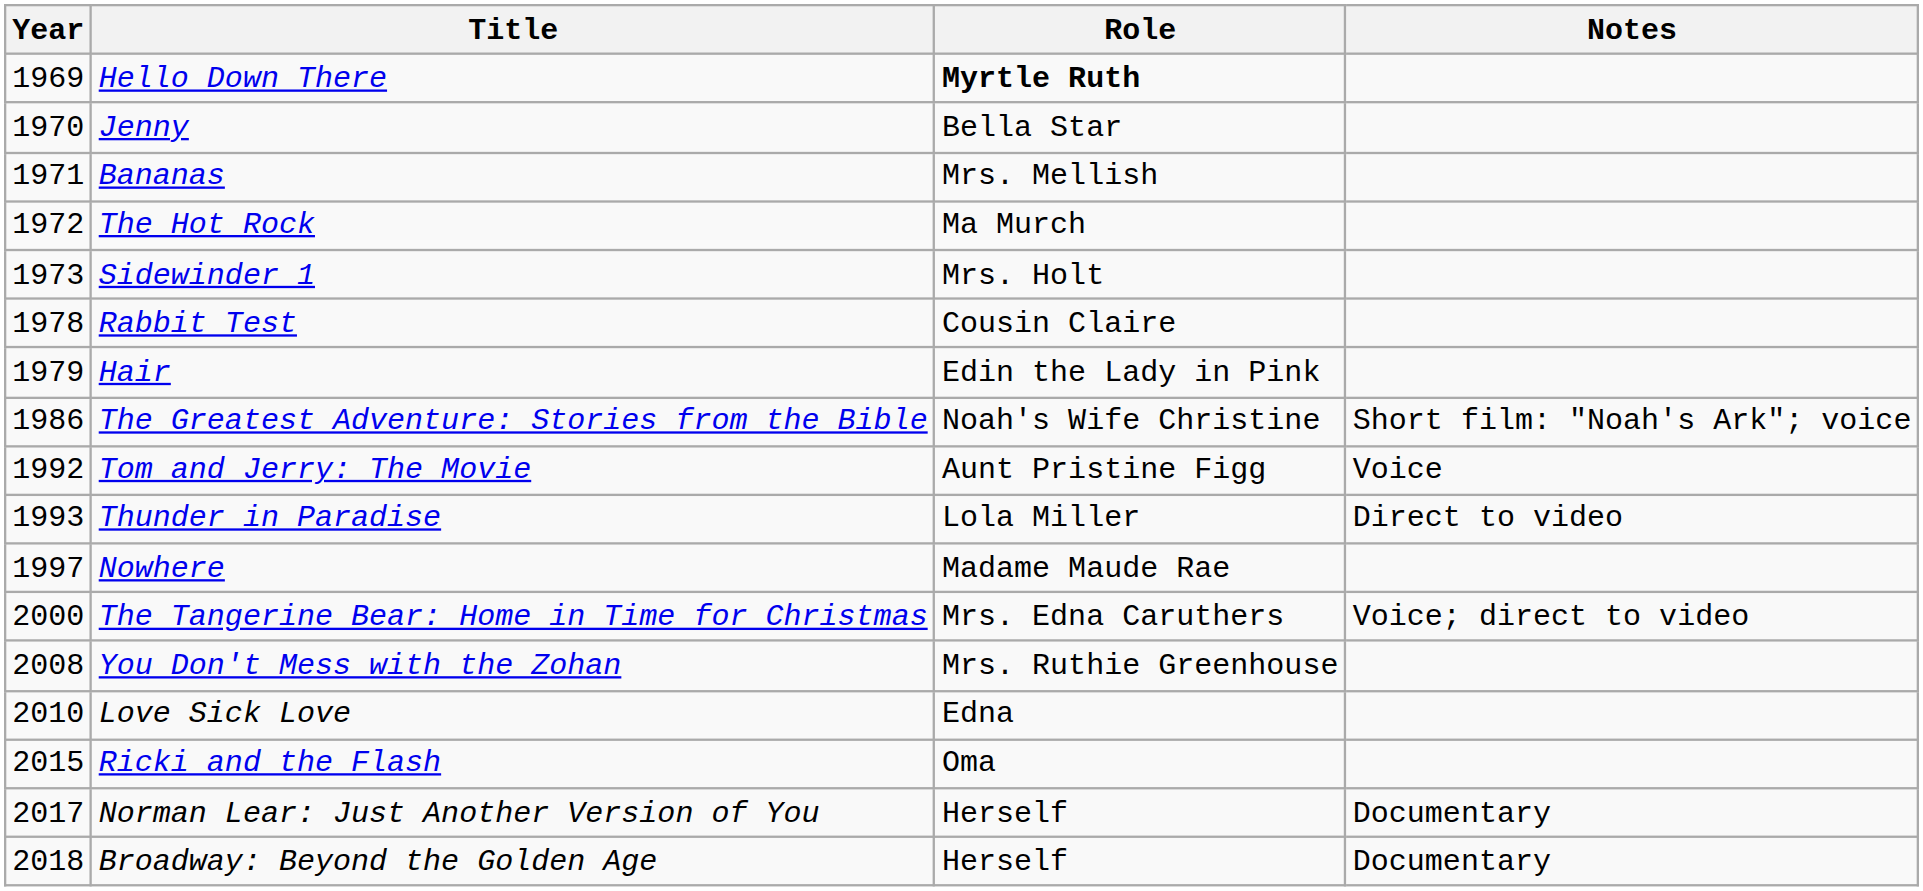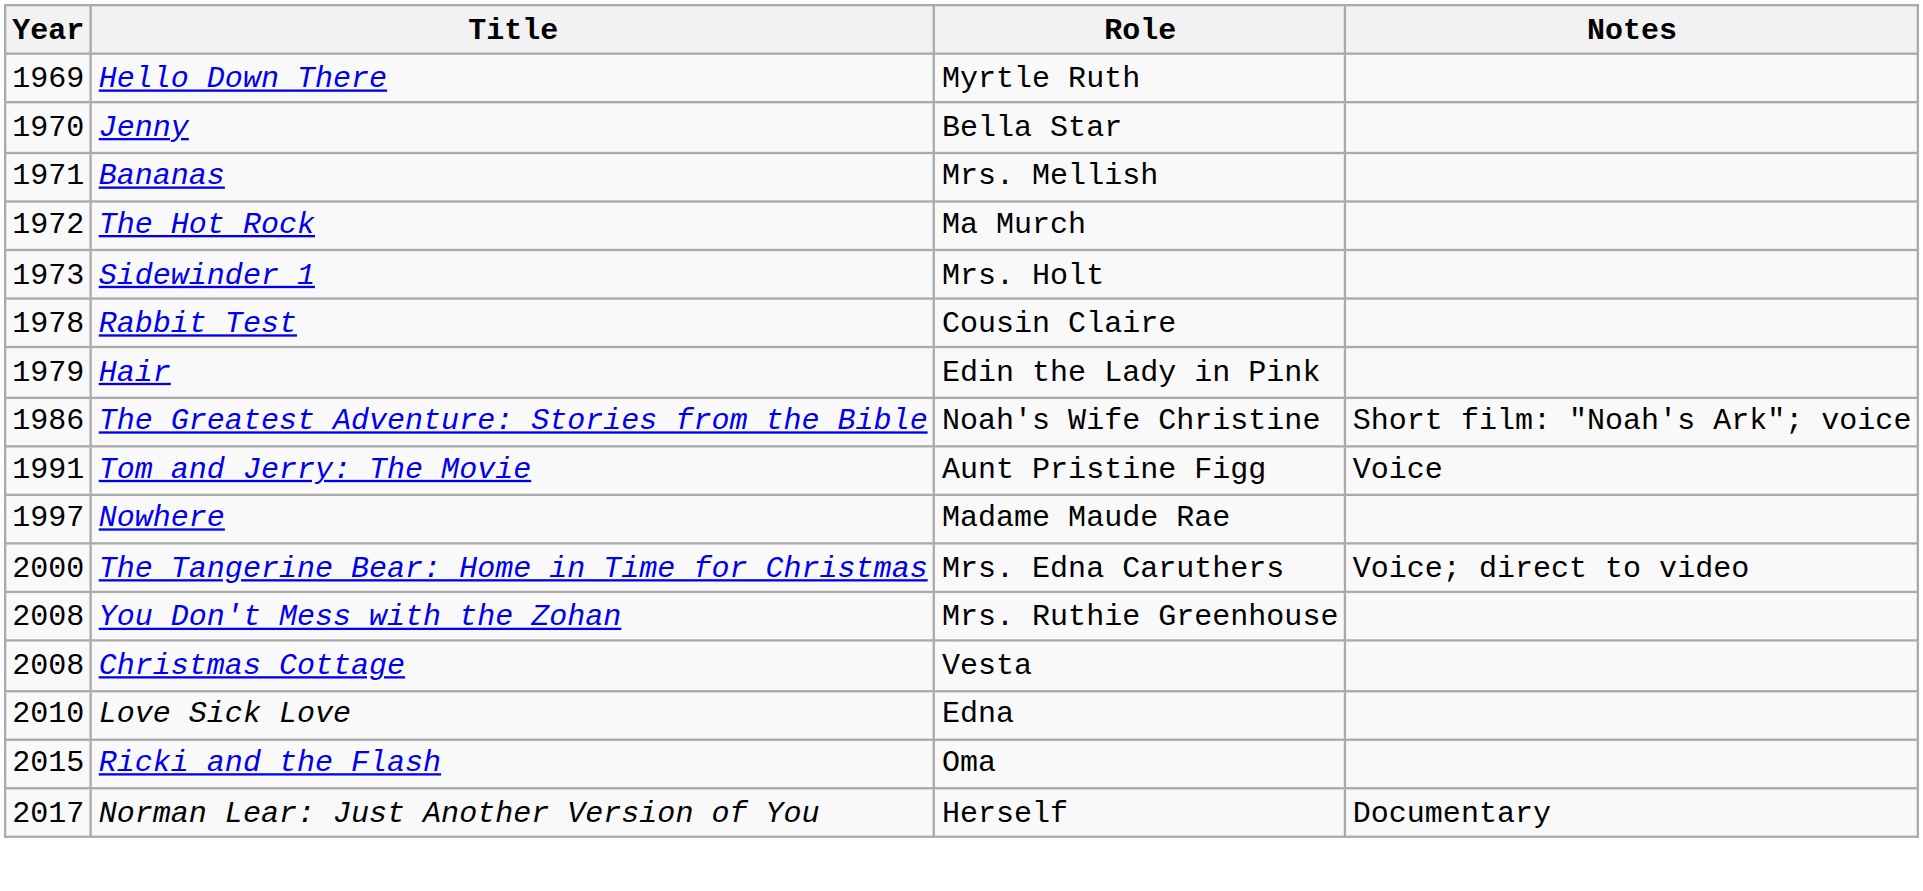(1041, 79) bold -> (1041, 79) normal
(48, 470) 1992 -> (48, 470) 1991
- row: (270, 519)
+ row: (252, 666)
- row: (378, 862)
